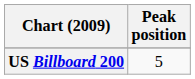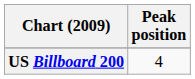(159, 61) 5 -> (159, 61) 4
